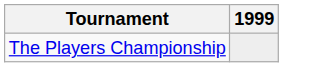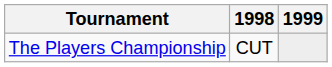+ column: (254, 19)
